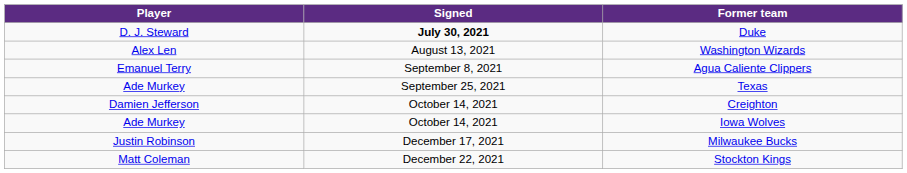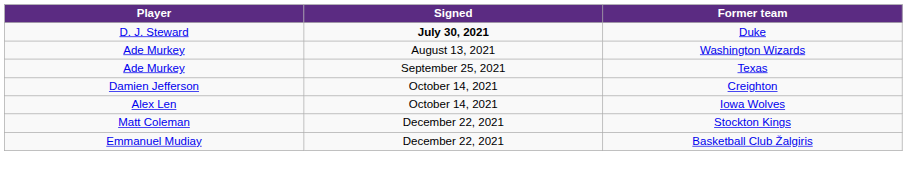(154, 50) Alex Len -> (154, 50) Ade Murkey
- row: (753, 68)
(154, 123) Ade Murkey -> (154, 104) Alex Len
- row: (753, 141)
+ row: (753, 141)
